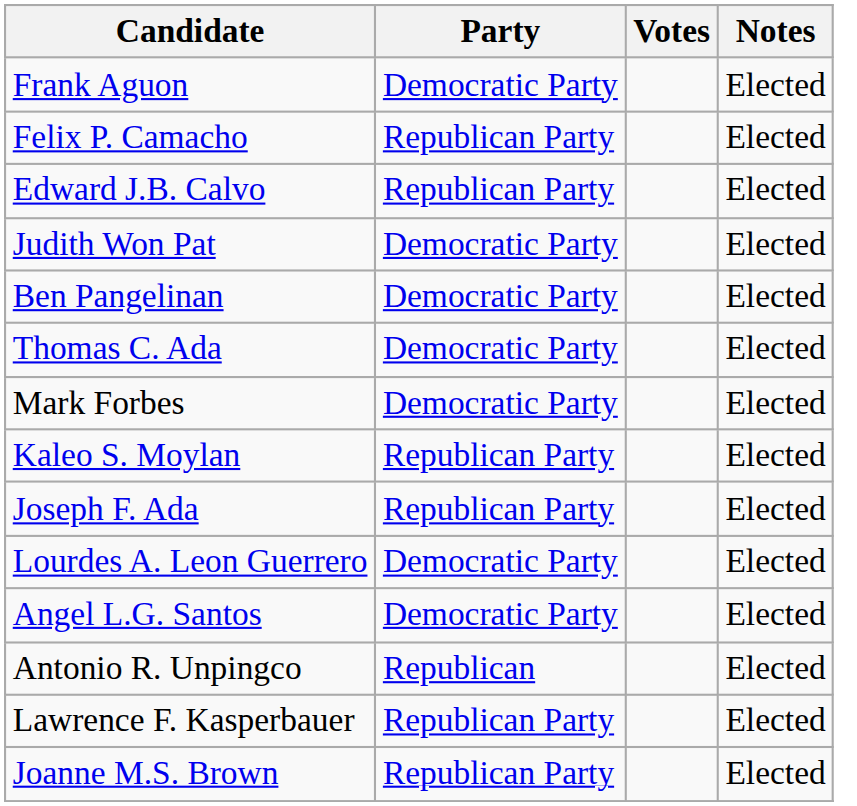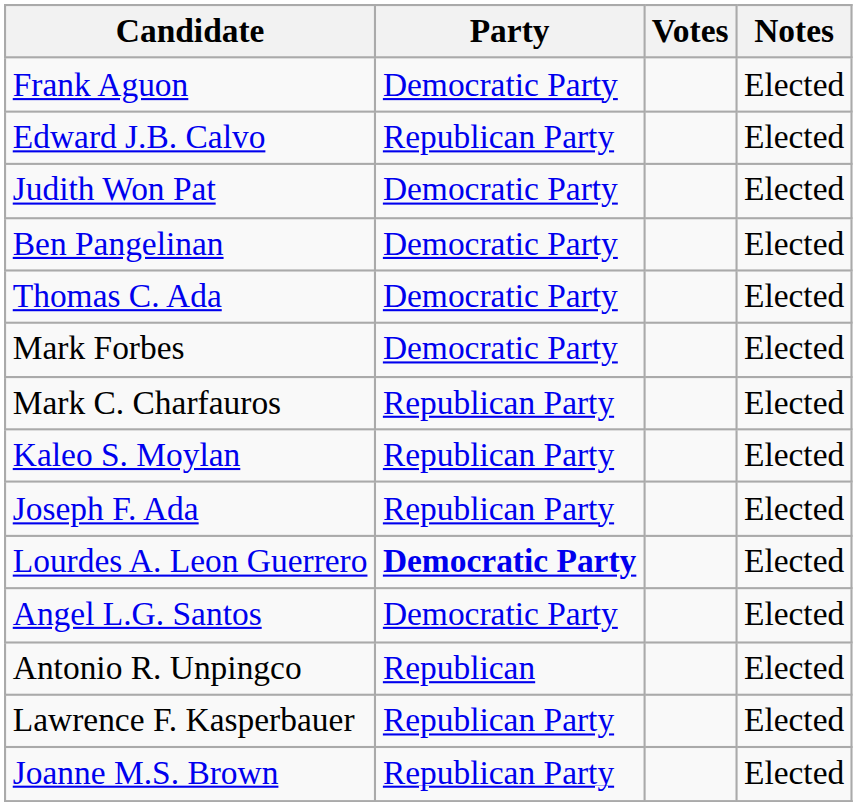- row: (130, 137)
+ row: (147, 402)
(500, 561) normal -> (510, 561) bold
